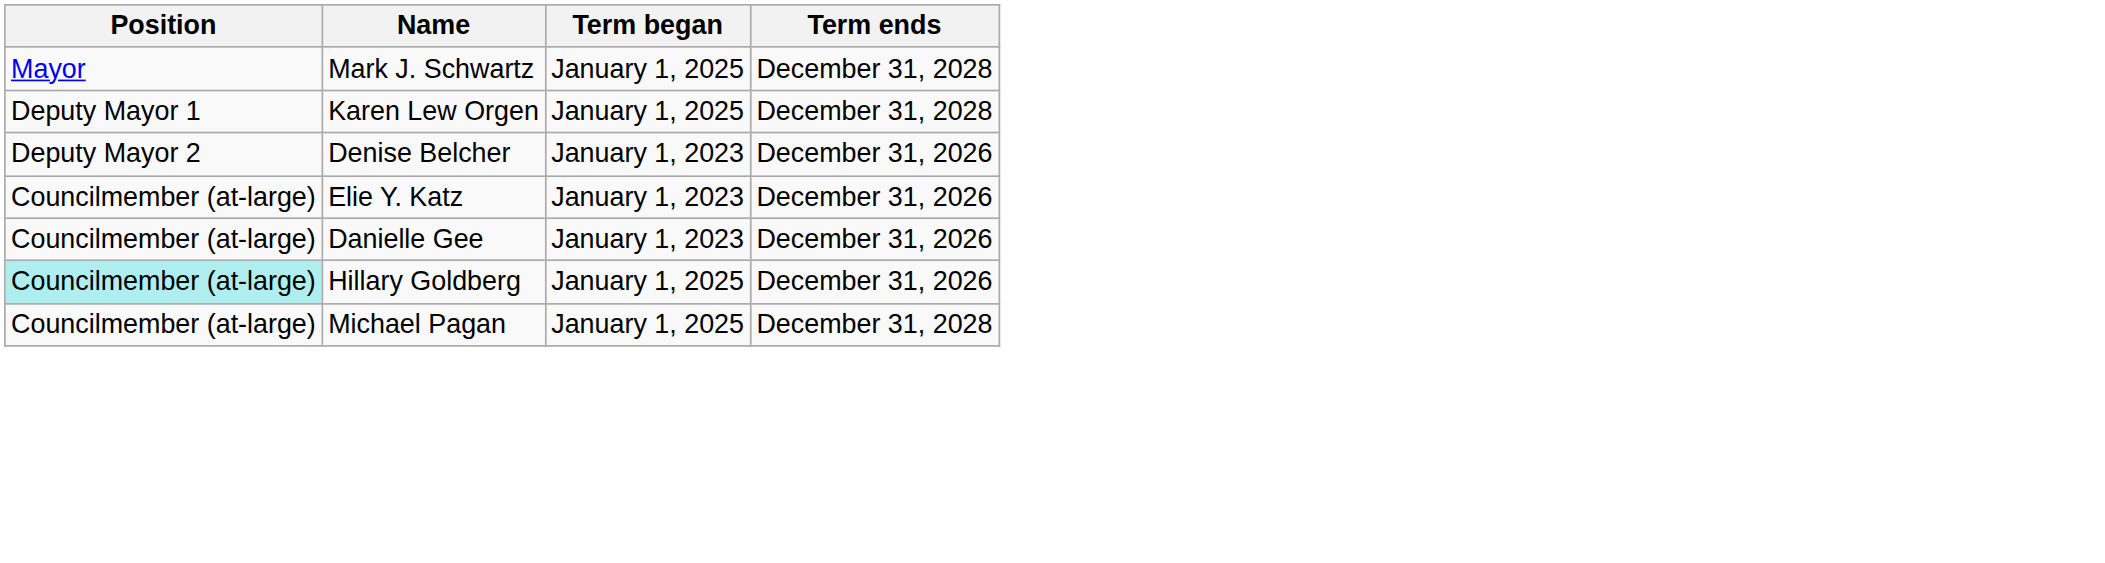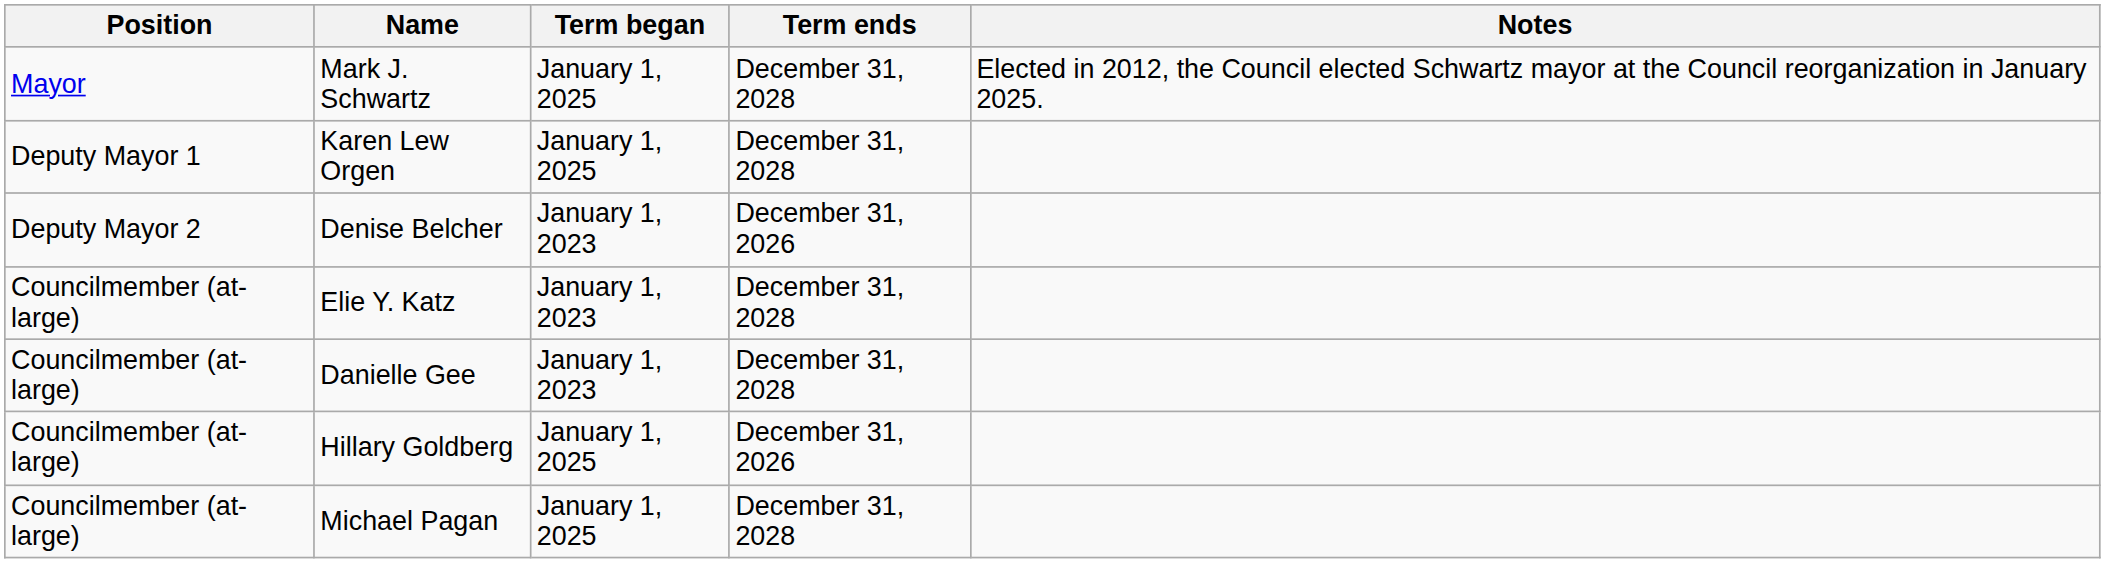+ column: (1535, 25)
(874, 196) December 31, 2026 -> (820, 302) December 31, 2028
(874, 238) December 31, 2026 -> (820, 375) December 31, 2028
(163, 281) paleturquoise background -> (129, 447) no background
